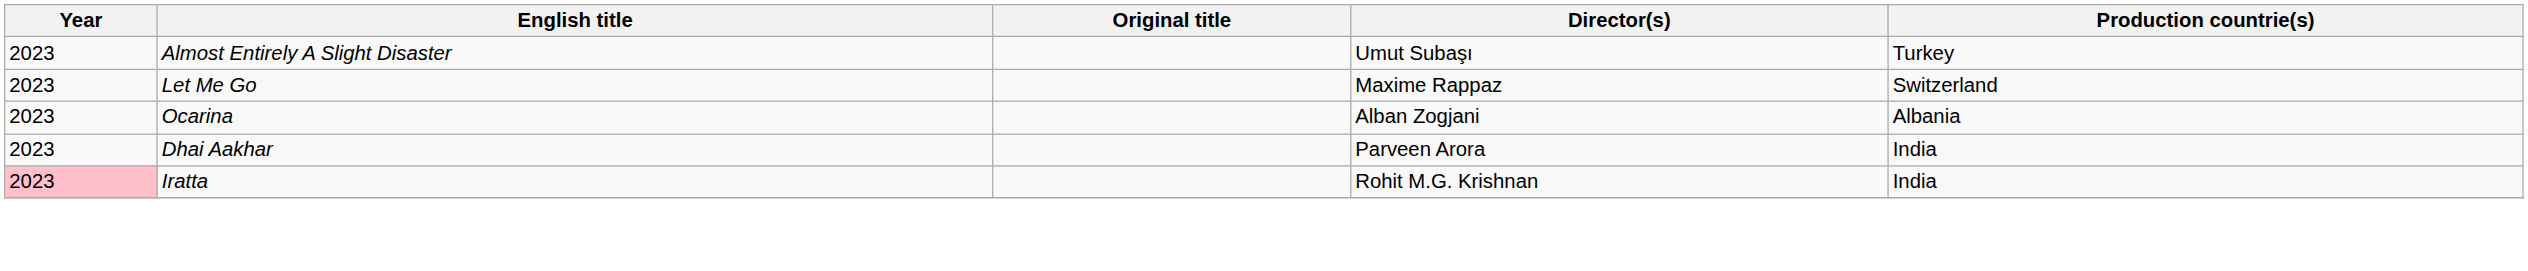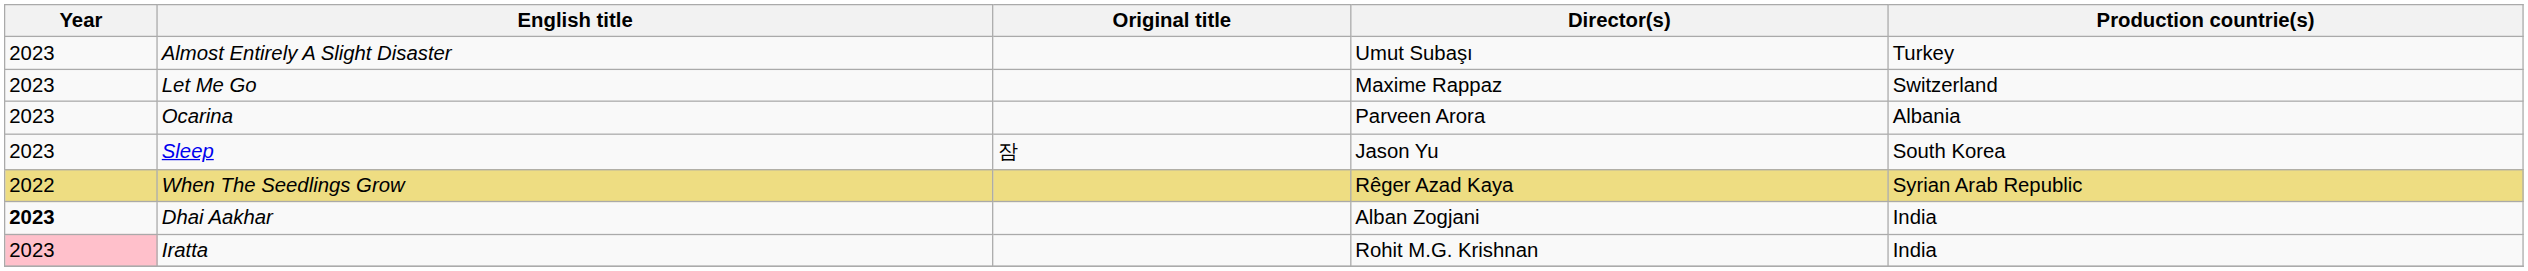(1417, 117) Alban Zogjani -> (1420, 117) Parveen Arora
+ row: (188, 151)
+ row: (283, 185)
(32, 149) normal -> (32, 217) bold
(1420, 149) Parveen Arora -> (1417, 217) Alban Zogjani
